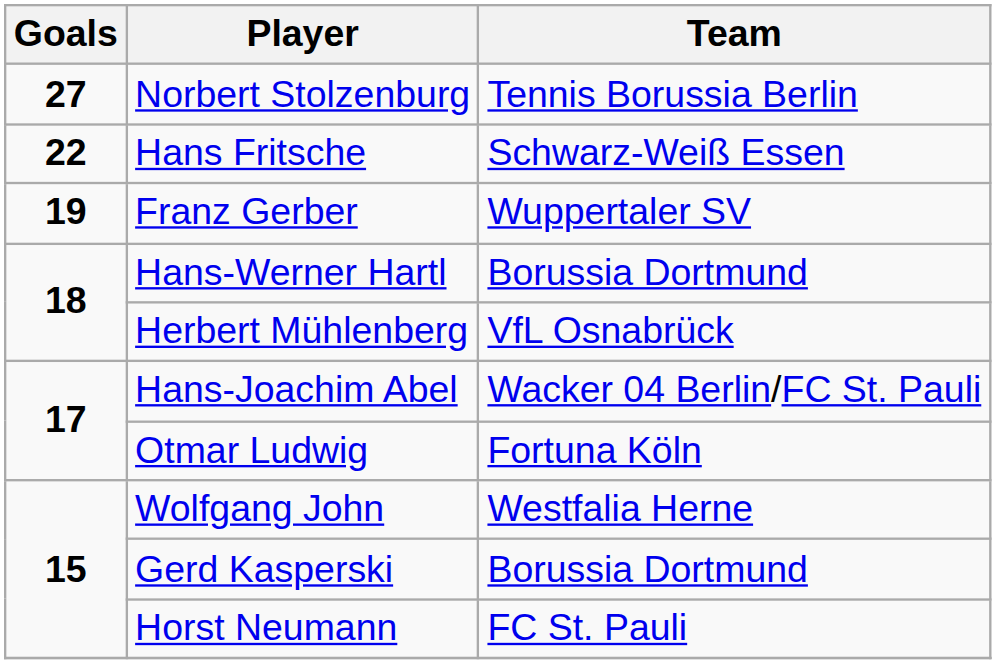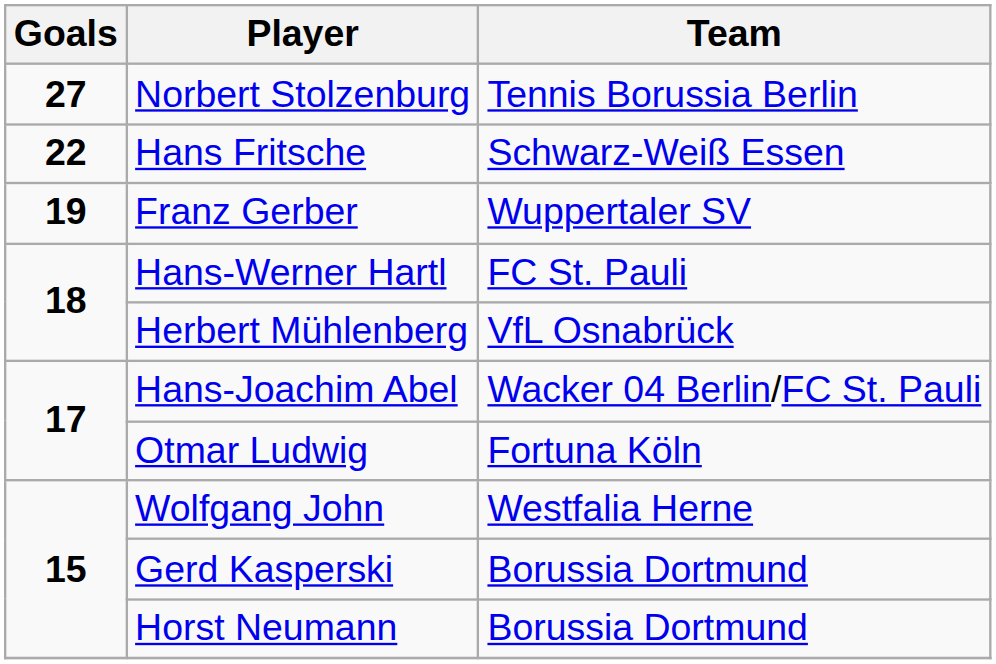(648, 271) Borussia Dortmund -> (587, 271) FC St. Pauli
(587, 627) FC St. Pauli -> (648, 627) Borussia Dortmund
